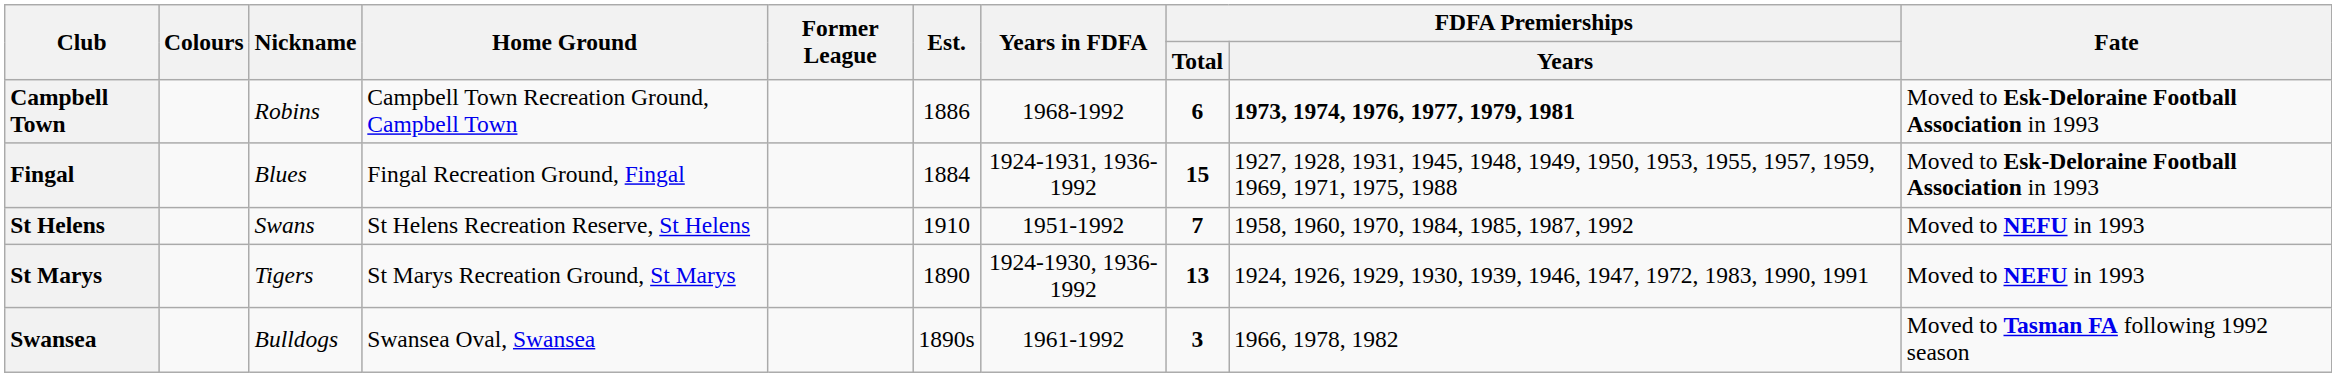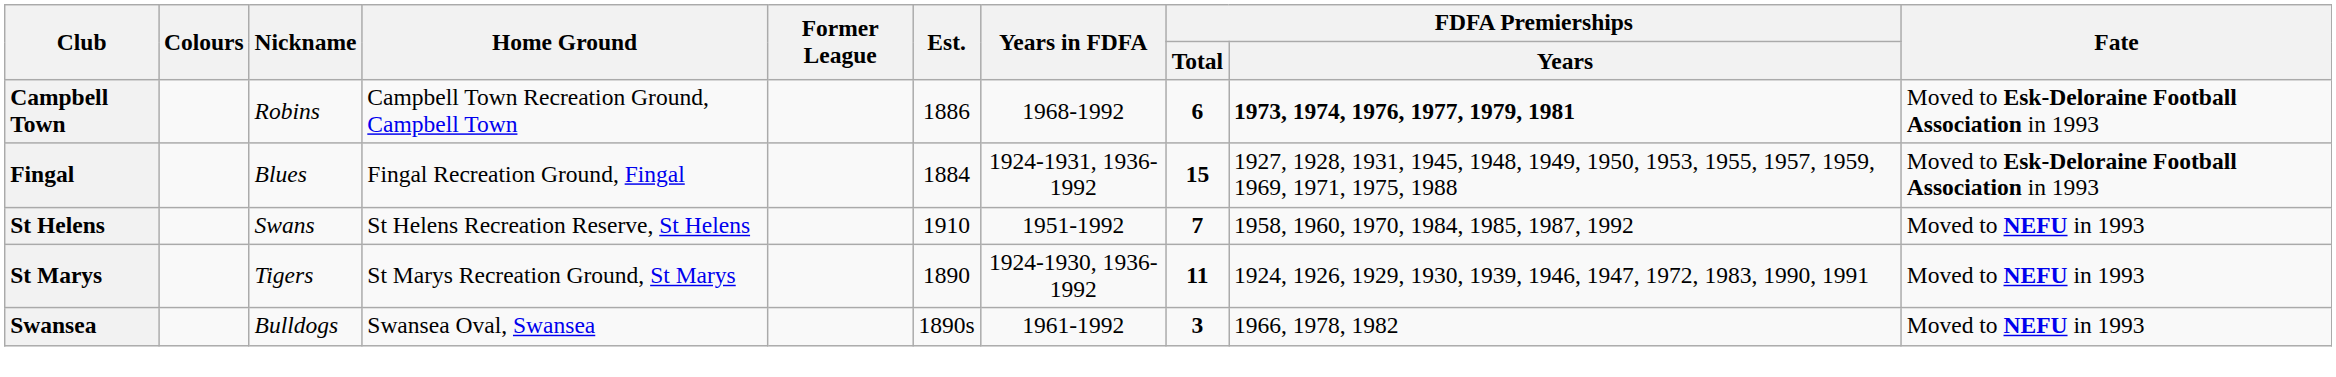(1197, 275) 13 -> (1197, 275) 11
(2087, 339) Moved to Tasman FA following 1992 season -> (2026, 326) Moved to NEFU in 1993
